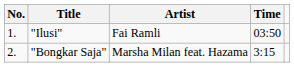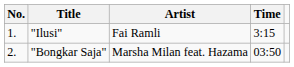(267, 33) 03:50 -> (264, 33) 3:15
(264, 52) 3:15 -> (267, 52) 03:50
